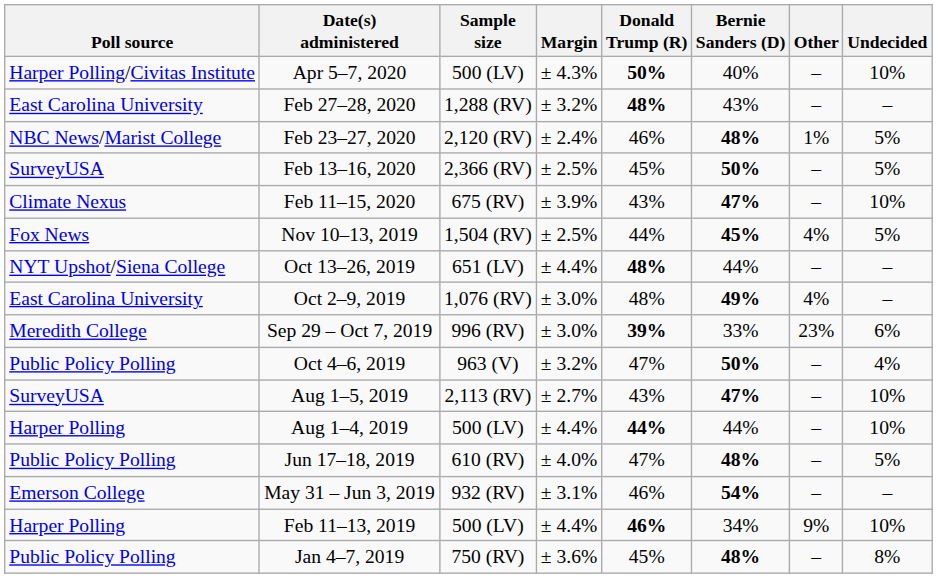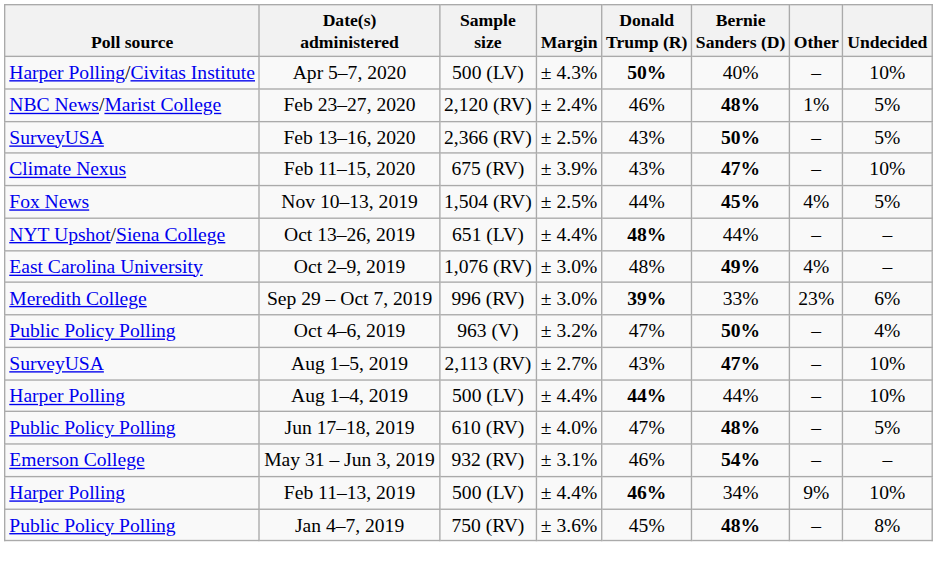- row: (350, 105)
(647, 169) 45% -> (647, 137) 43%
